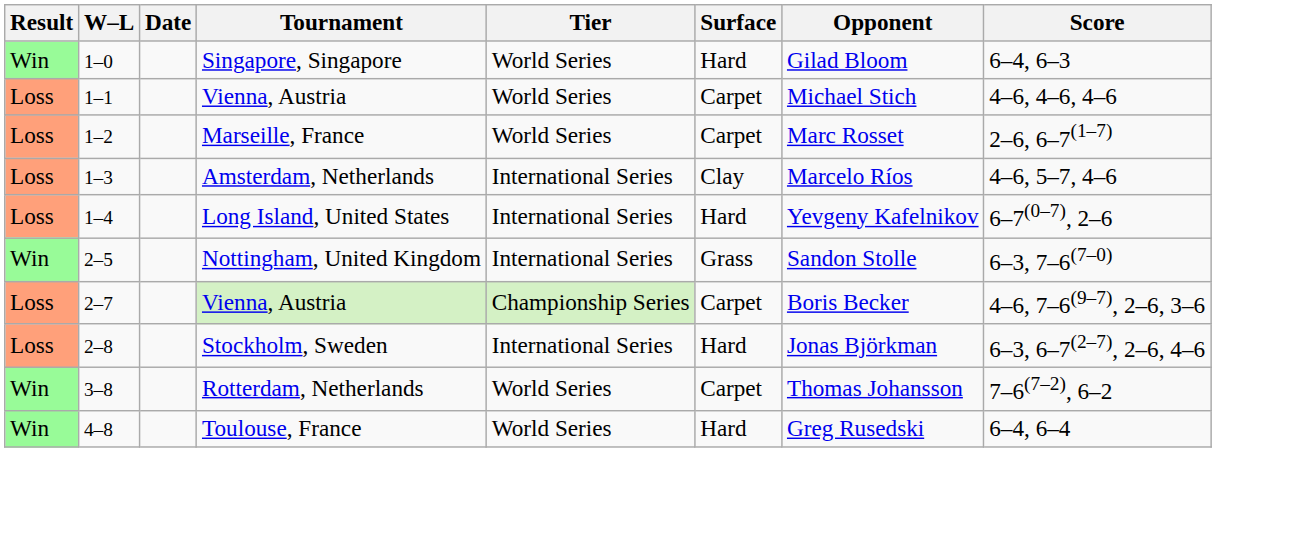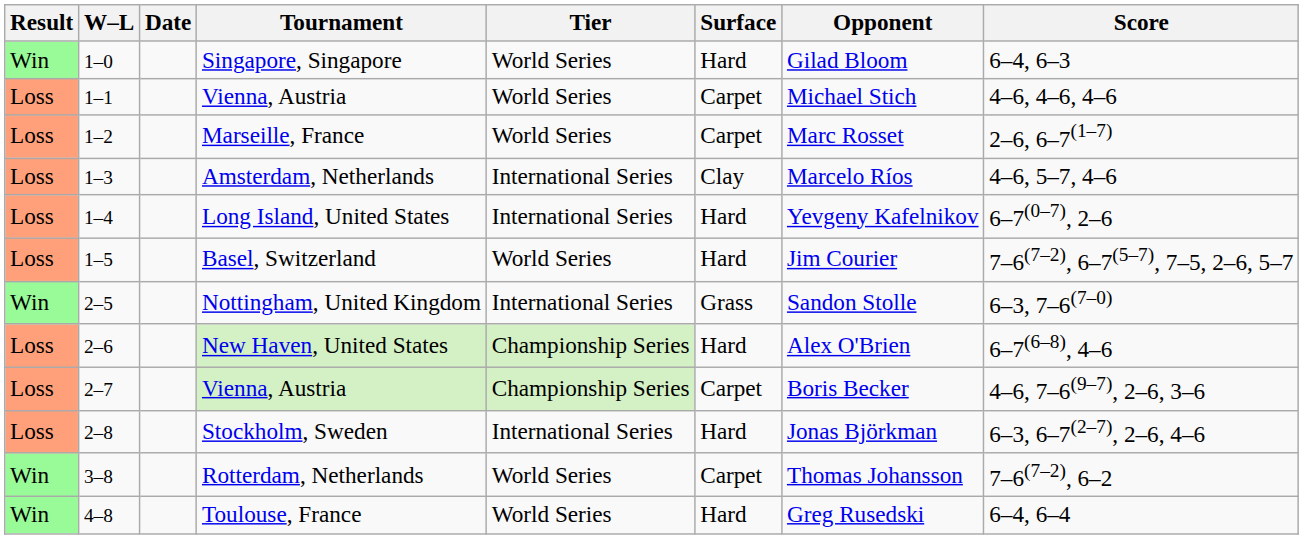+ row: (98, 260)
+ row: (98, 346)
